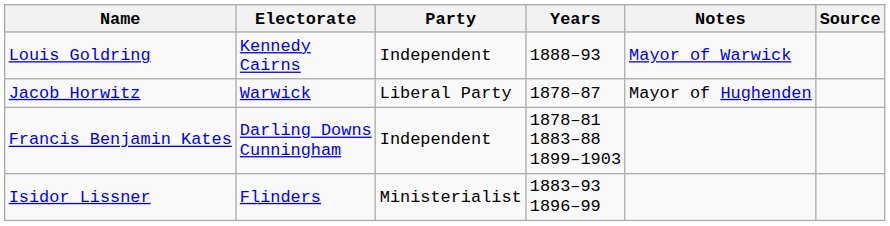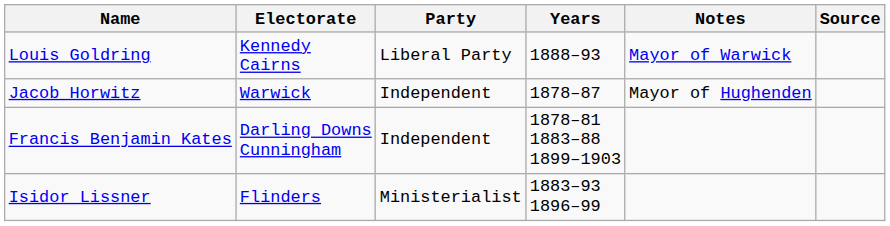(436, 56) Independent -> (446, 56) Liberal Party
(446, 93) Liberal Party -> (436, 93) Independent
